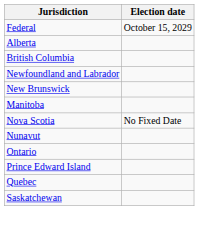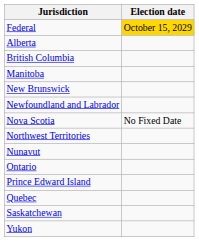(158, 27) no background -> (158, 27) gold background
rows swapped: (25, 105) <-> (63, 74)
+ row: (48, 136)
+ row: (19, 228)
